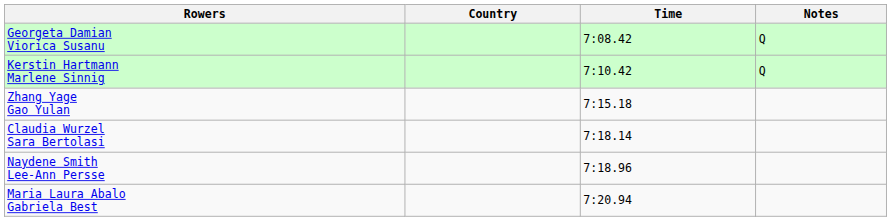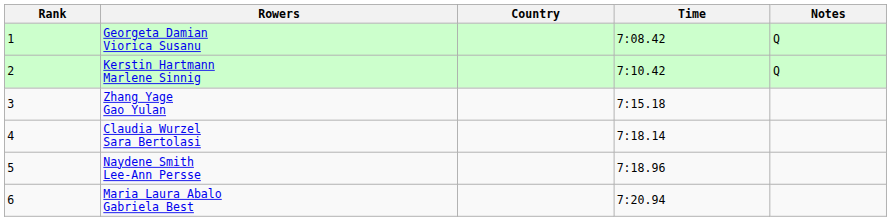+ column: (53, 14)
